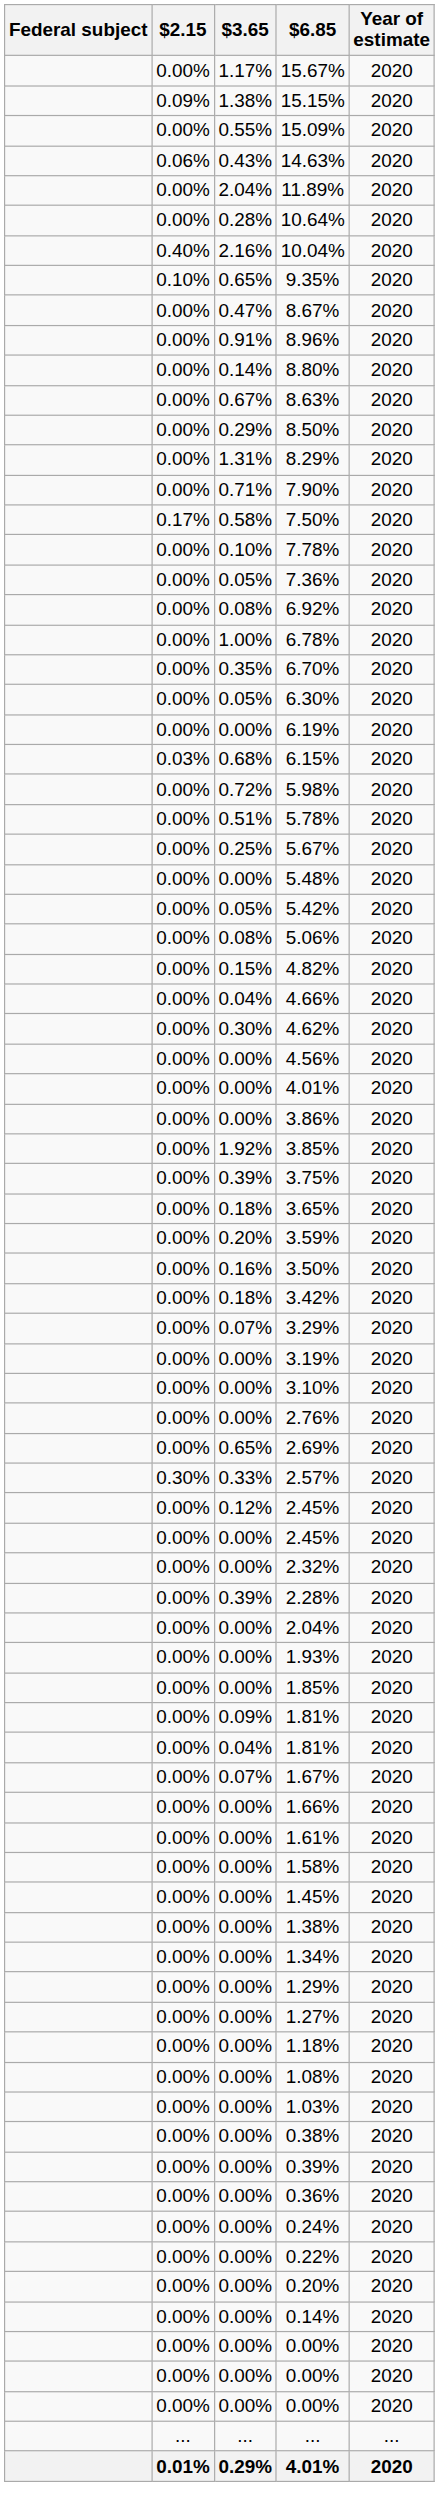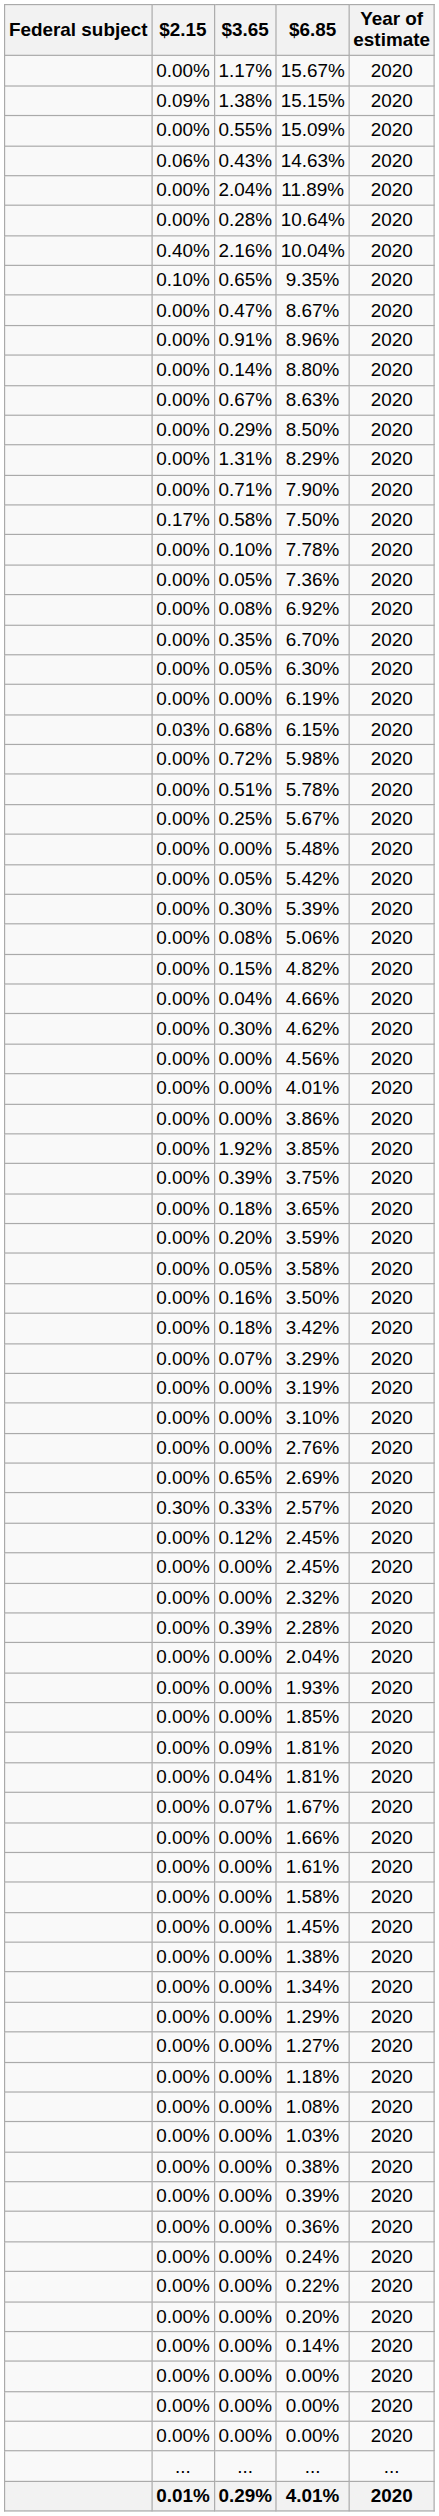- row: (245, 639)
+ row: (245, 909)
+ row: (245, 1268)
